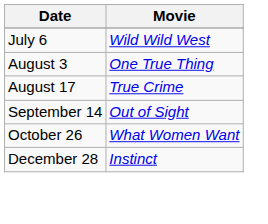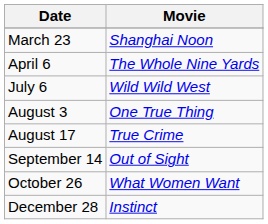+ row: (39, 40)
+ row: (29, 64)
